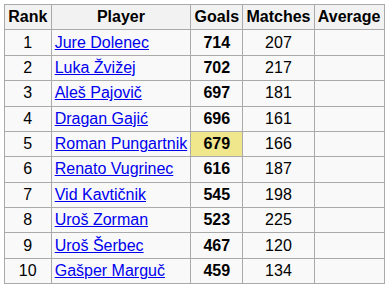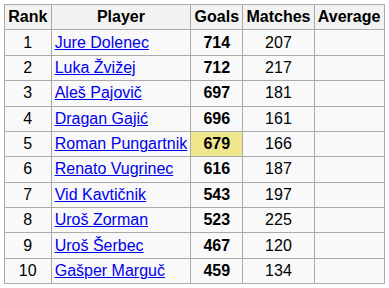(217, 67) 702 -> (217, 67) 712
(217, 194) 545 -> (217, 194) 543
(278, 194) 198 -> (278, 194) 197
